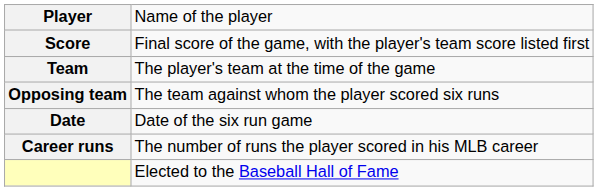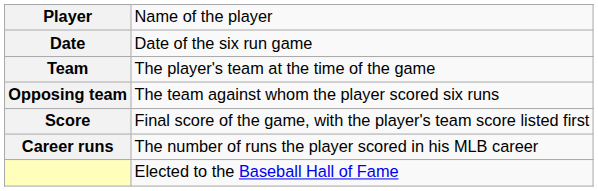rows swapped: (68, 120) <-> (68, 43)
